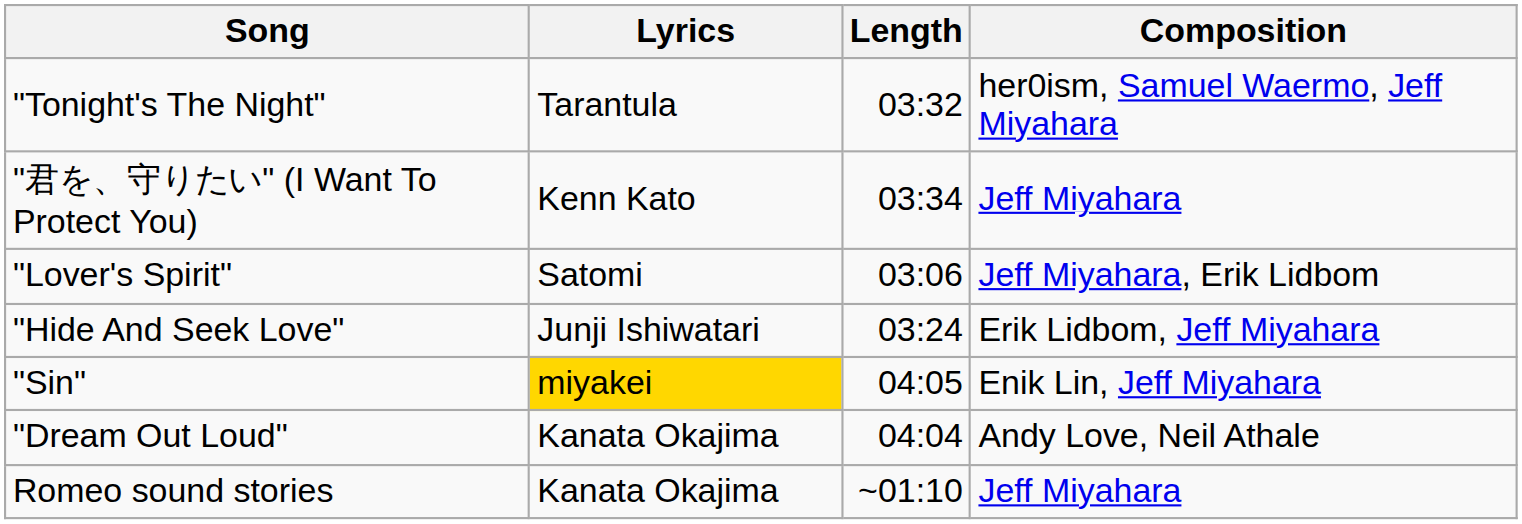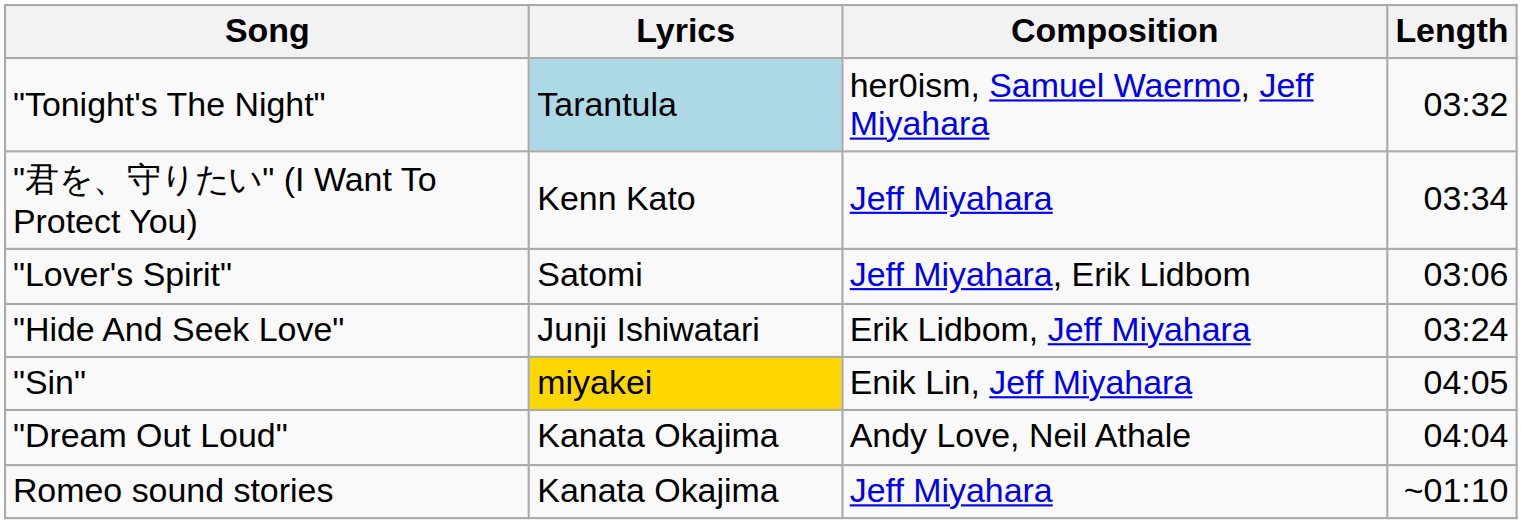columns swapped: (1243, 31) <-> (906, 31)
(607, 104) no background -> (607, 104) lightblue background
